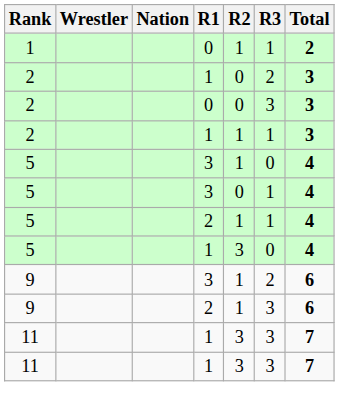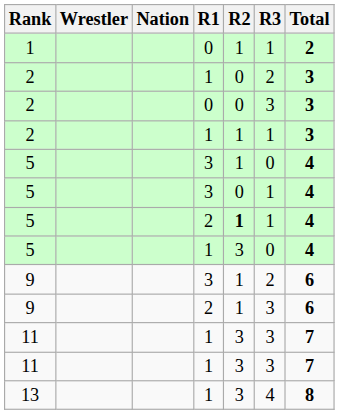(239, 221) normal -> (239, 221) bold
+ row: (30, 395)
